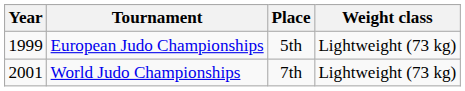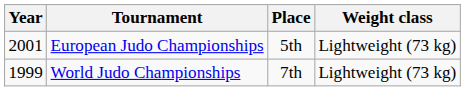(26, 45) 1999 -> (26, 45) 2001
(26, 72) 2001 -> (26, 72) 1999
